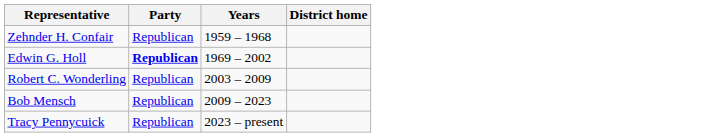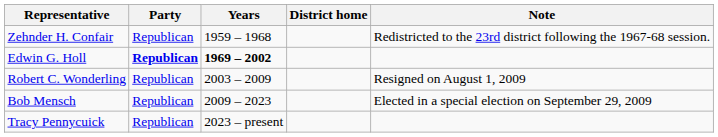+ column: (542, 15)
(238, 57) normal -> (238, 57) bold
